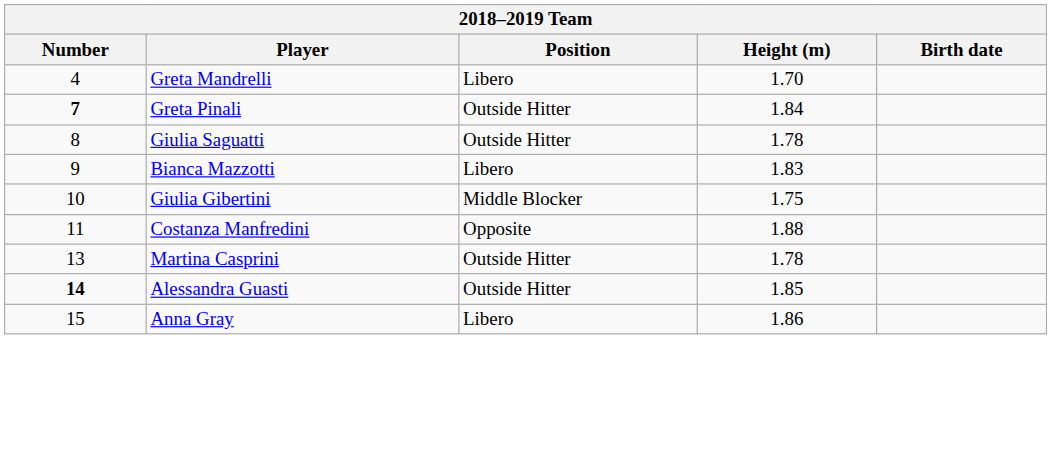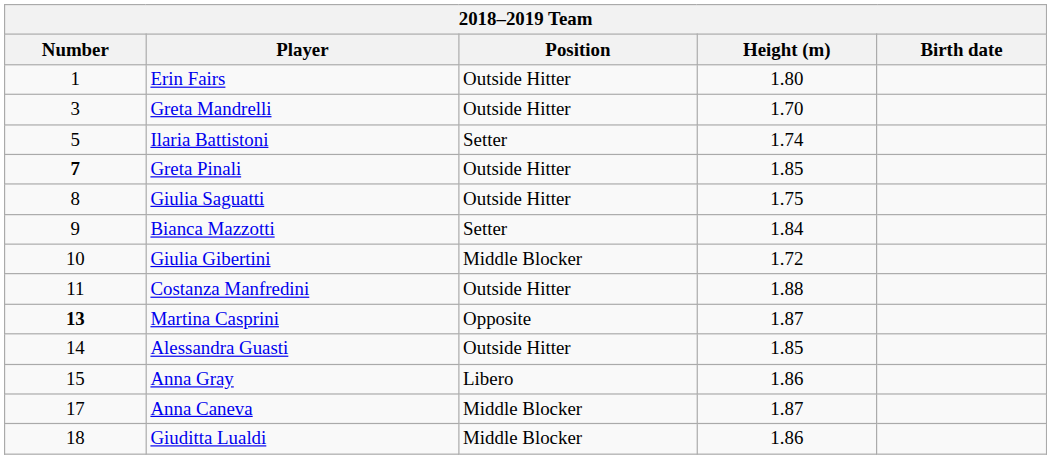+ row: (188, 79)
(75, 79) 4 -> (75, 109) 3
(488, 79) Libero -> (517, 109) Outside Hitter
+ row: (209, 139)
(787, 109) 1.84 -> (787, 169) 1.85
(787, 139) 1.78 -> (787, 199) 1.75
(488, 169) Libero -> (485, 229) Setter
(787, 169) 1.83 -> (787, 229) 1.84
(787, 199) 1.75 -> (787, 259) 1.72
(497, 229) Opposite -> (517, 288) Outside Hitter
(75, 259) normal -> (75, 318) bold
(517, 259) Outside Hitter -> (497, 318) Opposite
(787, 259) 1.78 -> (787, 318) 1.87
(75, 288) bold -> (75, 348) normal
+ row: (202, 408)
+ row: (208, 438)
